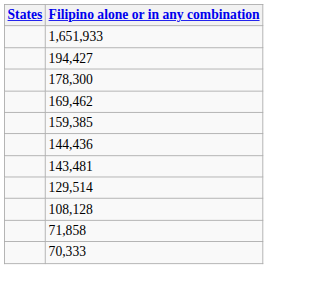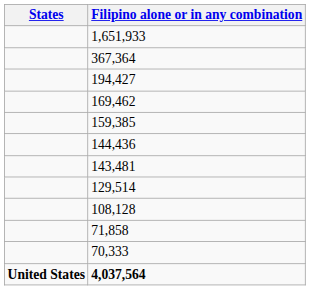+ row: (113, 58)
- row: (71, 79)
+ row: (118, 274)
